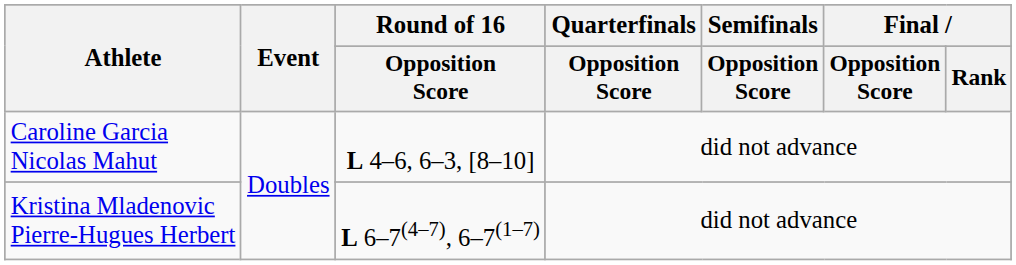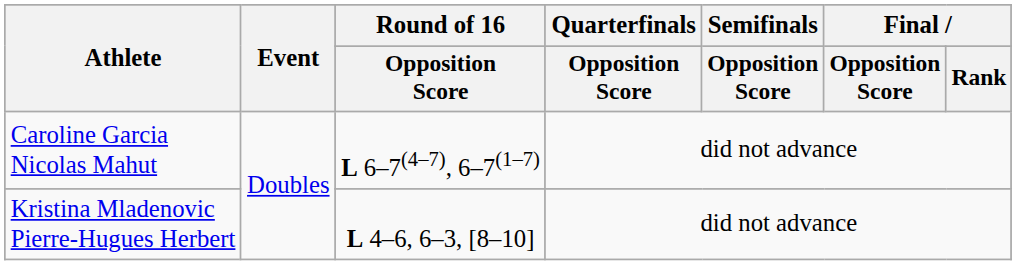(441, 161) L 4–6, 6–3, [8–10] -> (441, 164) L 6–7(4–7), 6–7(1–7)
(441, 234) L 6–7(4–7), 6–7(1–7) -> (441, 238) L 4–6, 6–3, [8–10]
